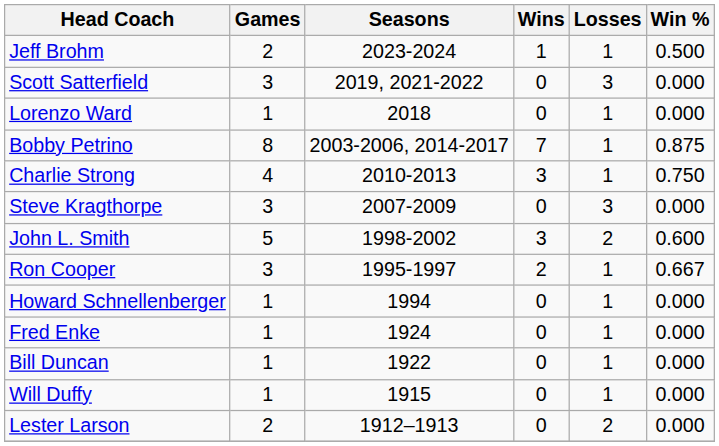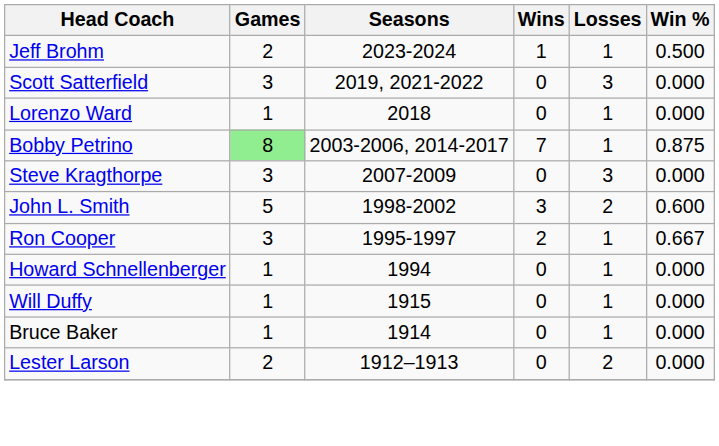(268, 144) no background -> (268, 144) lightgreen background
- row: (72, 176)
- row: (55, 332)
- row: (59, 363)
+ row: (63, 332)
